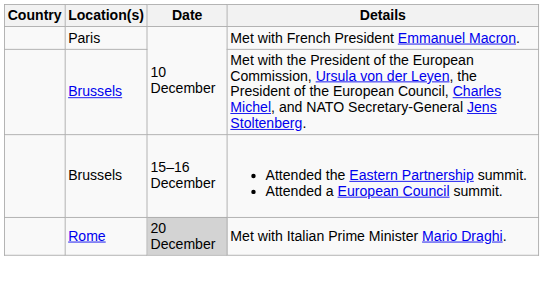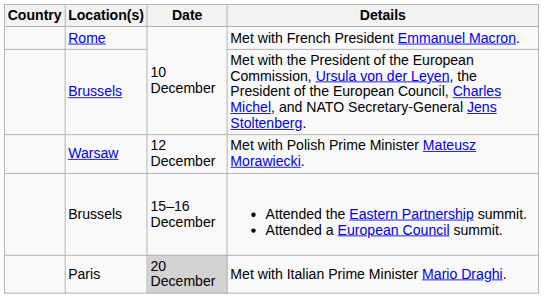(84, 37) Paris -> (87, 37) Rome
+ row: (353, 153)
(87, 236) Rome -> (84, 274) Paris
